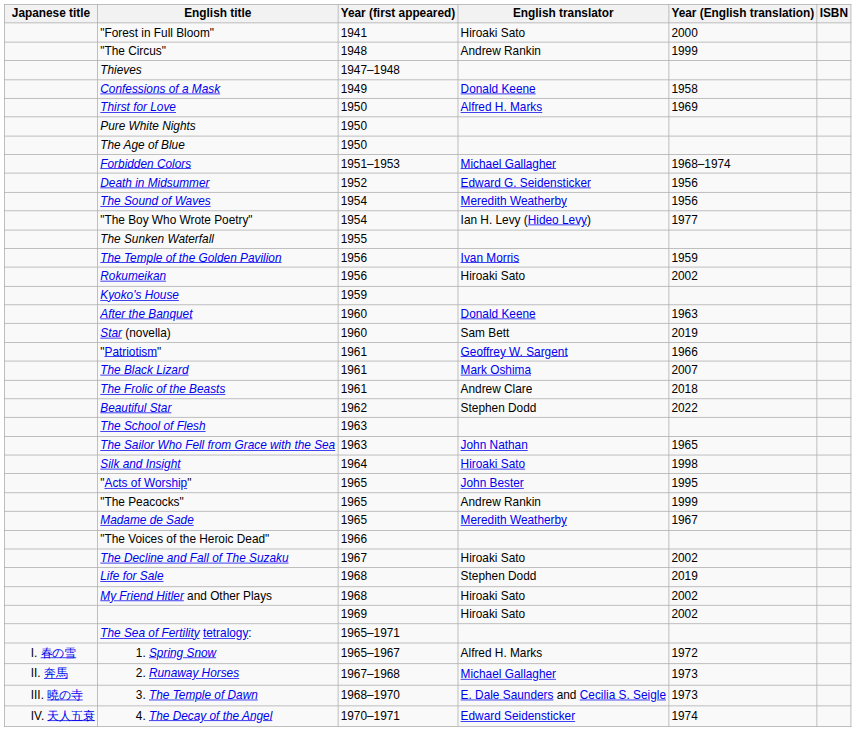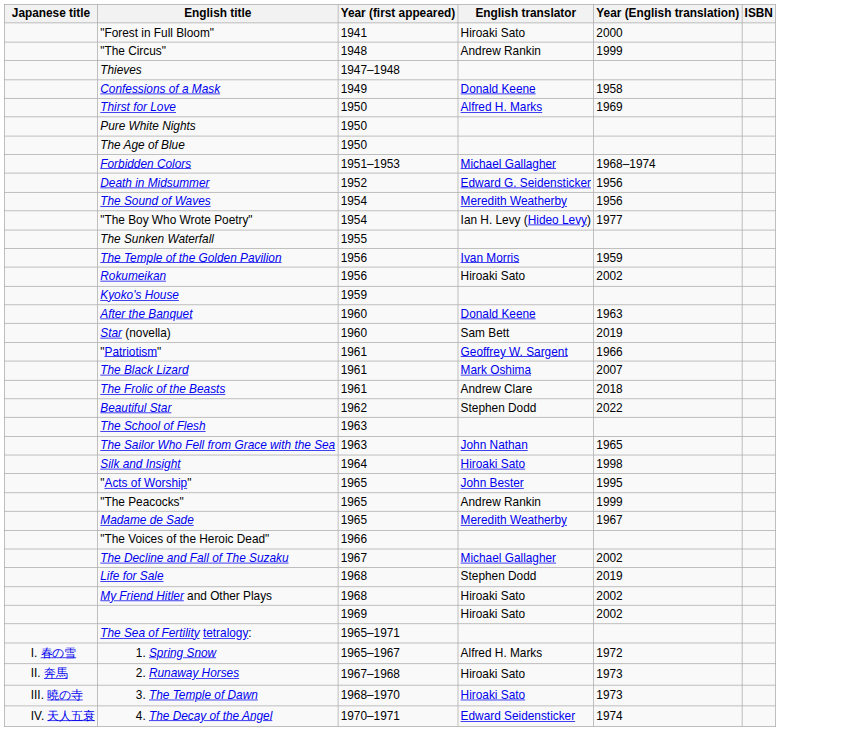(493, 558) Hiroaki Sato -> (508, 558) Michael Gallagher
(508, 674) Michael Gallagher -> (493, 674) Hiroaki Sato
(563, 695) E. Dale Saunders and Cecilia S. Seigle -> (493, 695) Hiroaki Sato
